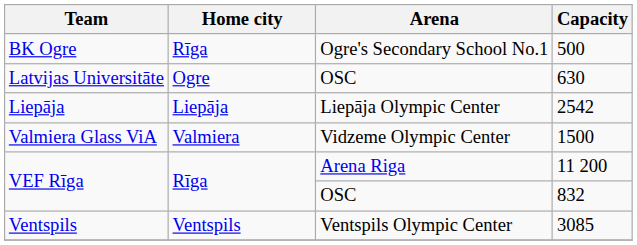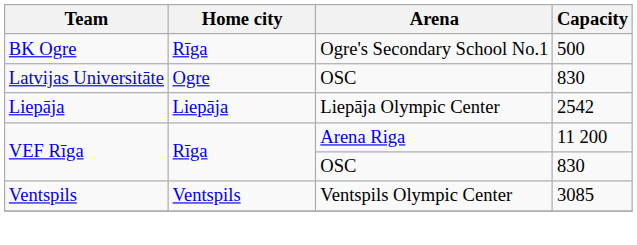(571, 78) 630 -> (571, 78) 830
- row: (83, 136)
(571, 195) 832 -> (571, 166) 830
